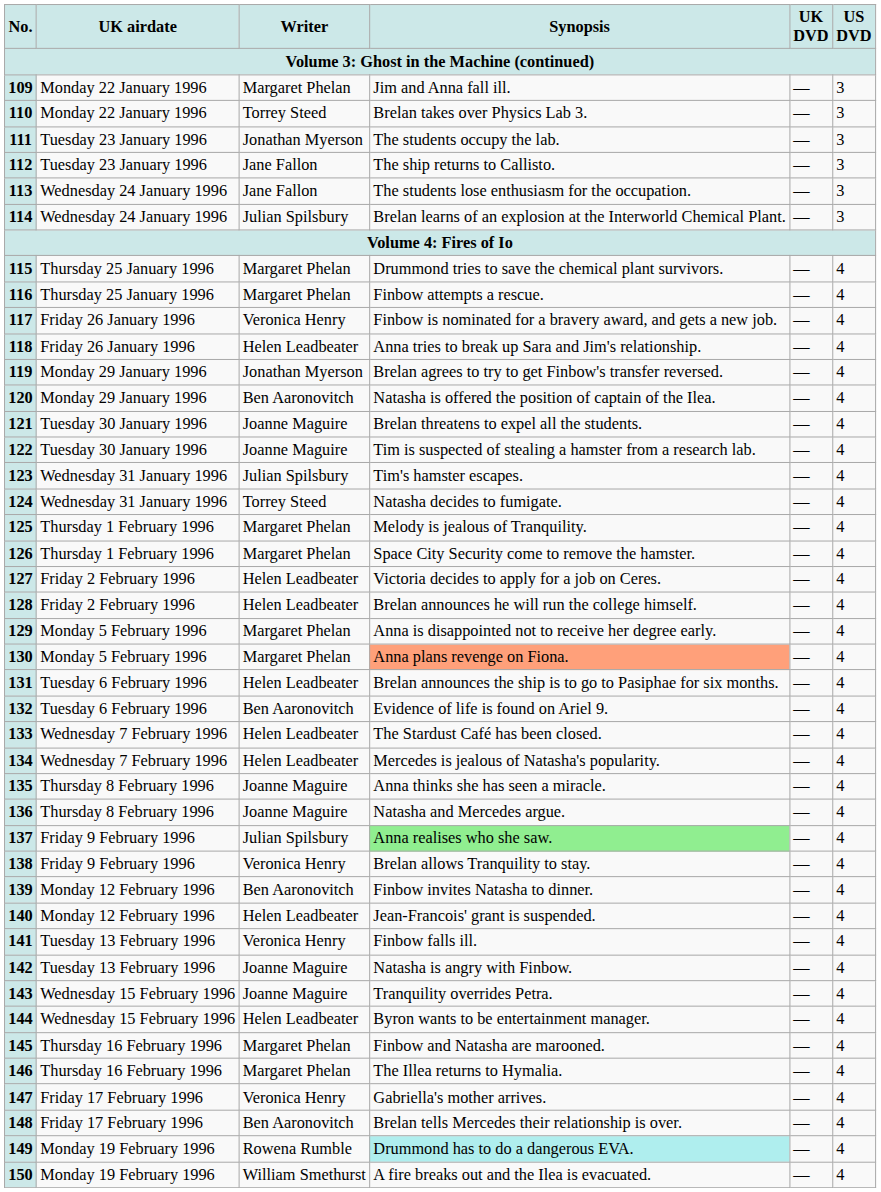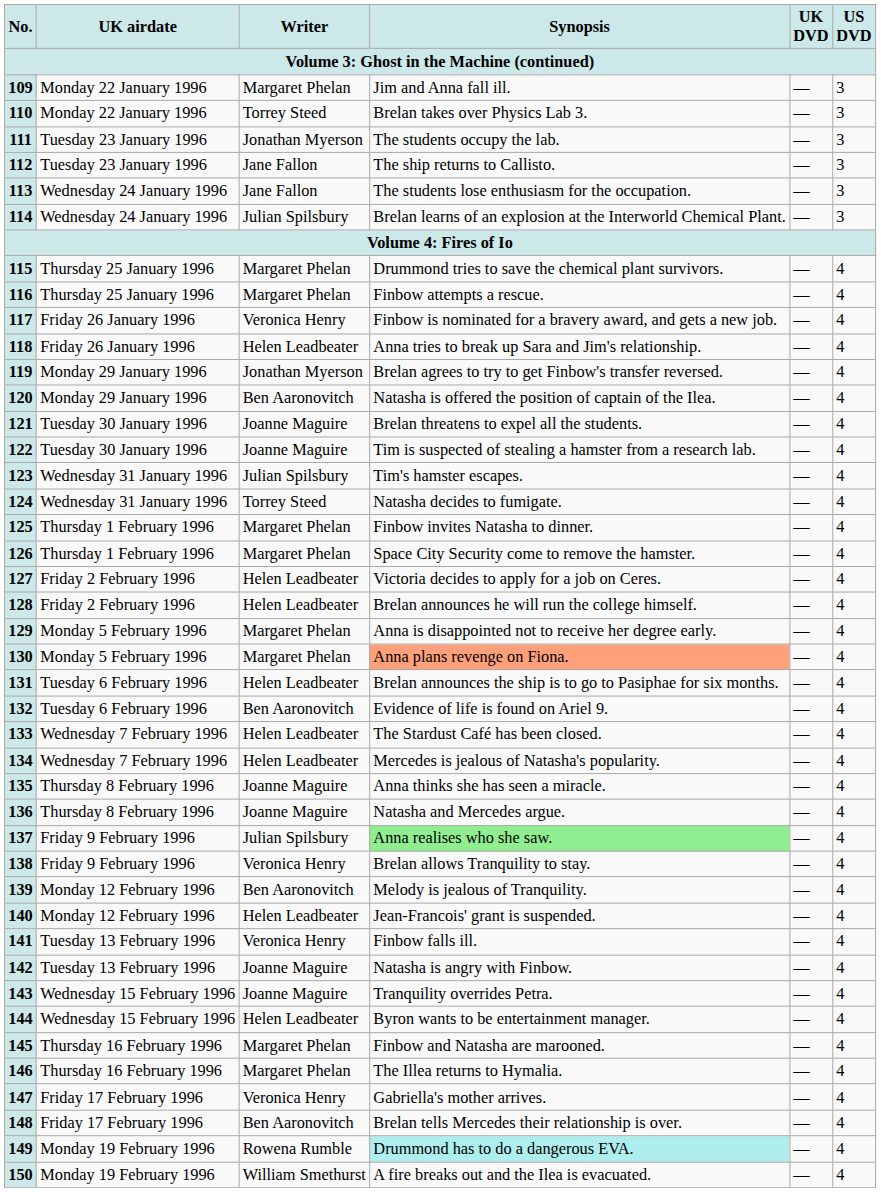(480, 527) Melody is jealous of Tranquility. -> (483, 527) Finbow invites Natasha to dinner.
(483, 889) Finbow invites Natasha to dinner. -> (480, 889) Melody is jealous of Tranquility.
